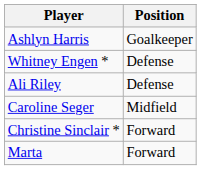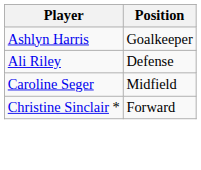- row: (58, 61)
- row: (25, 152)
